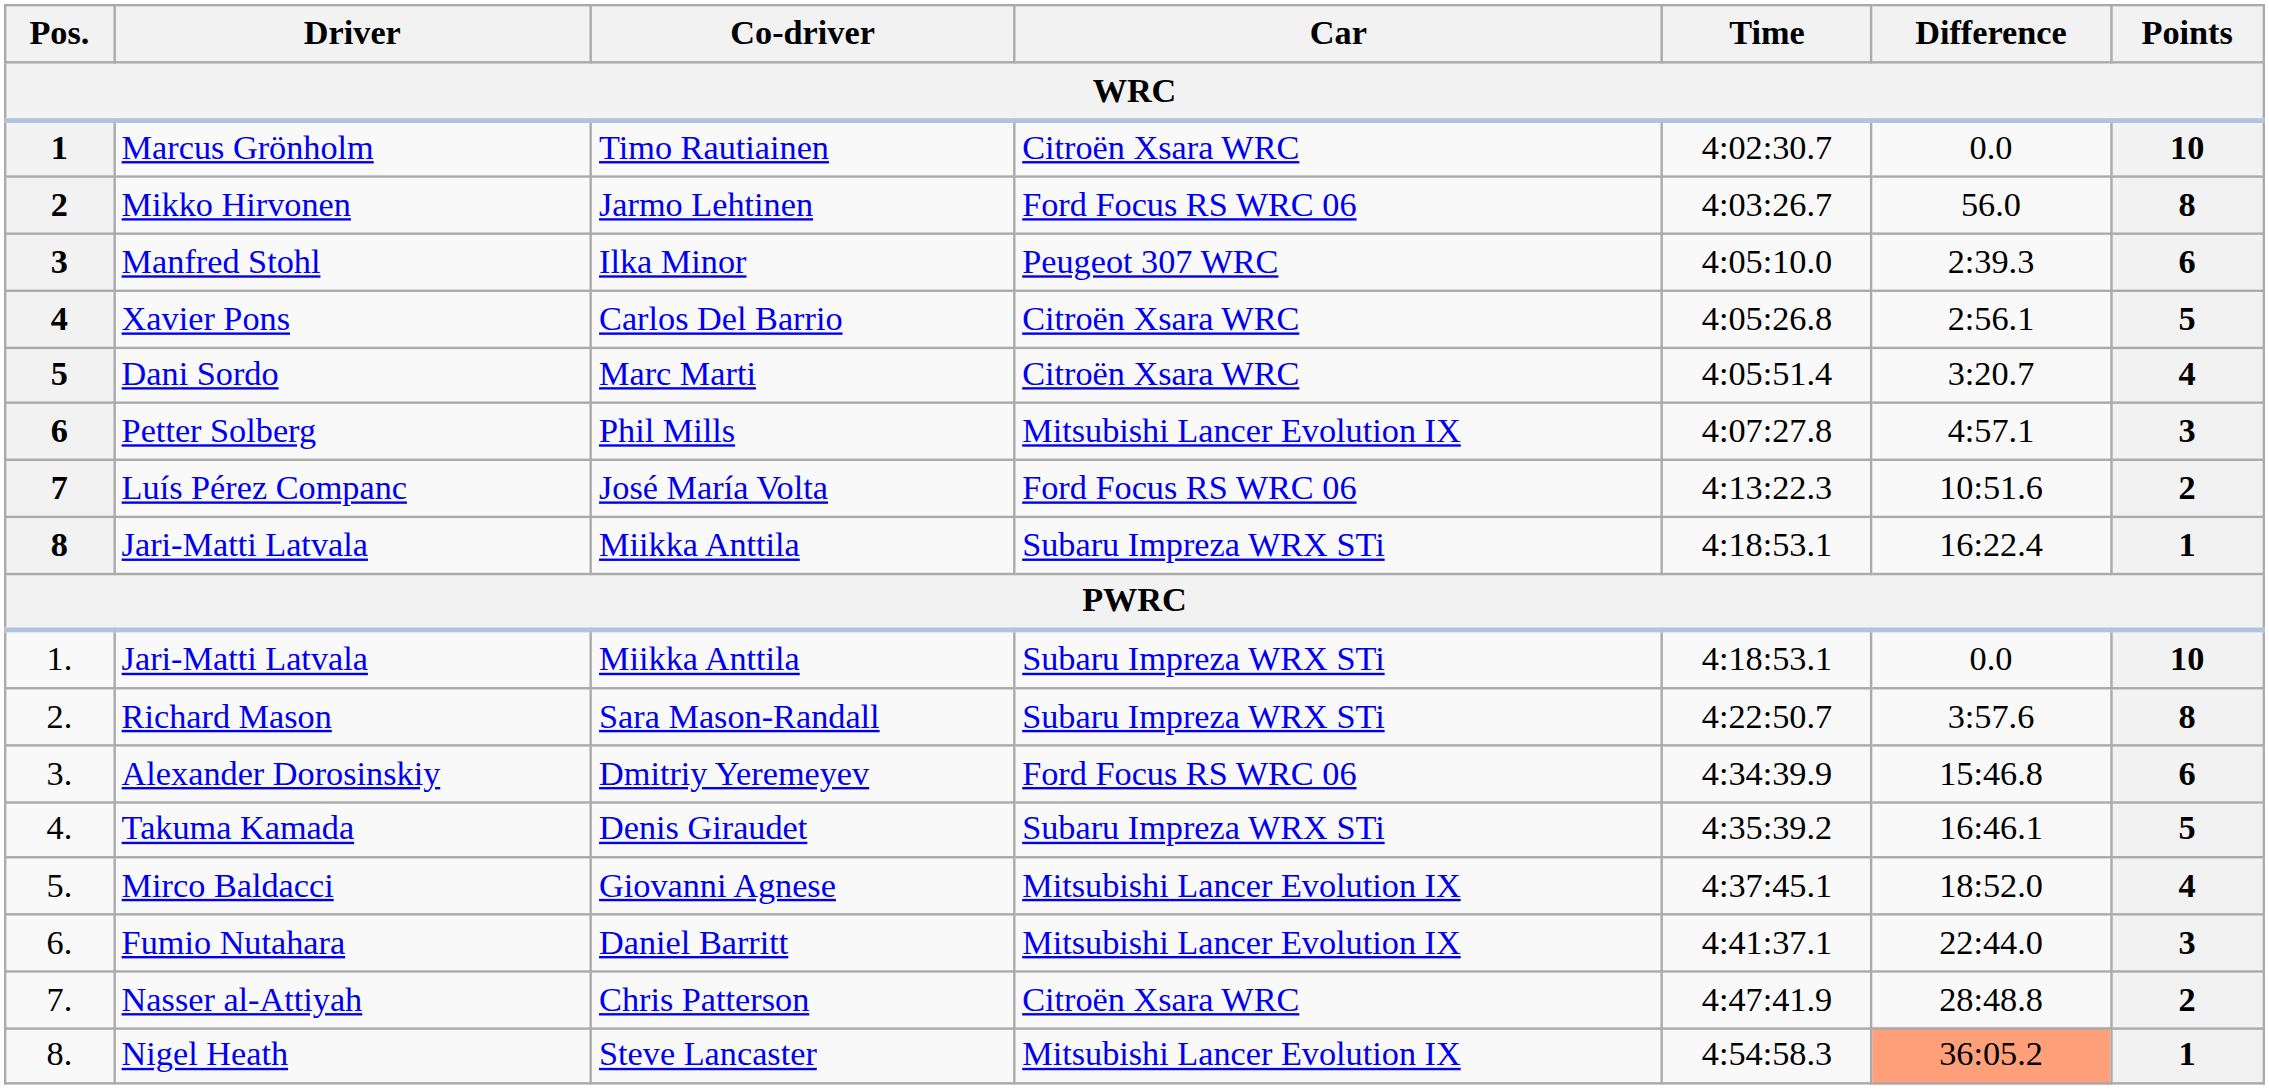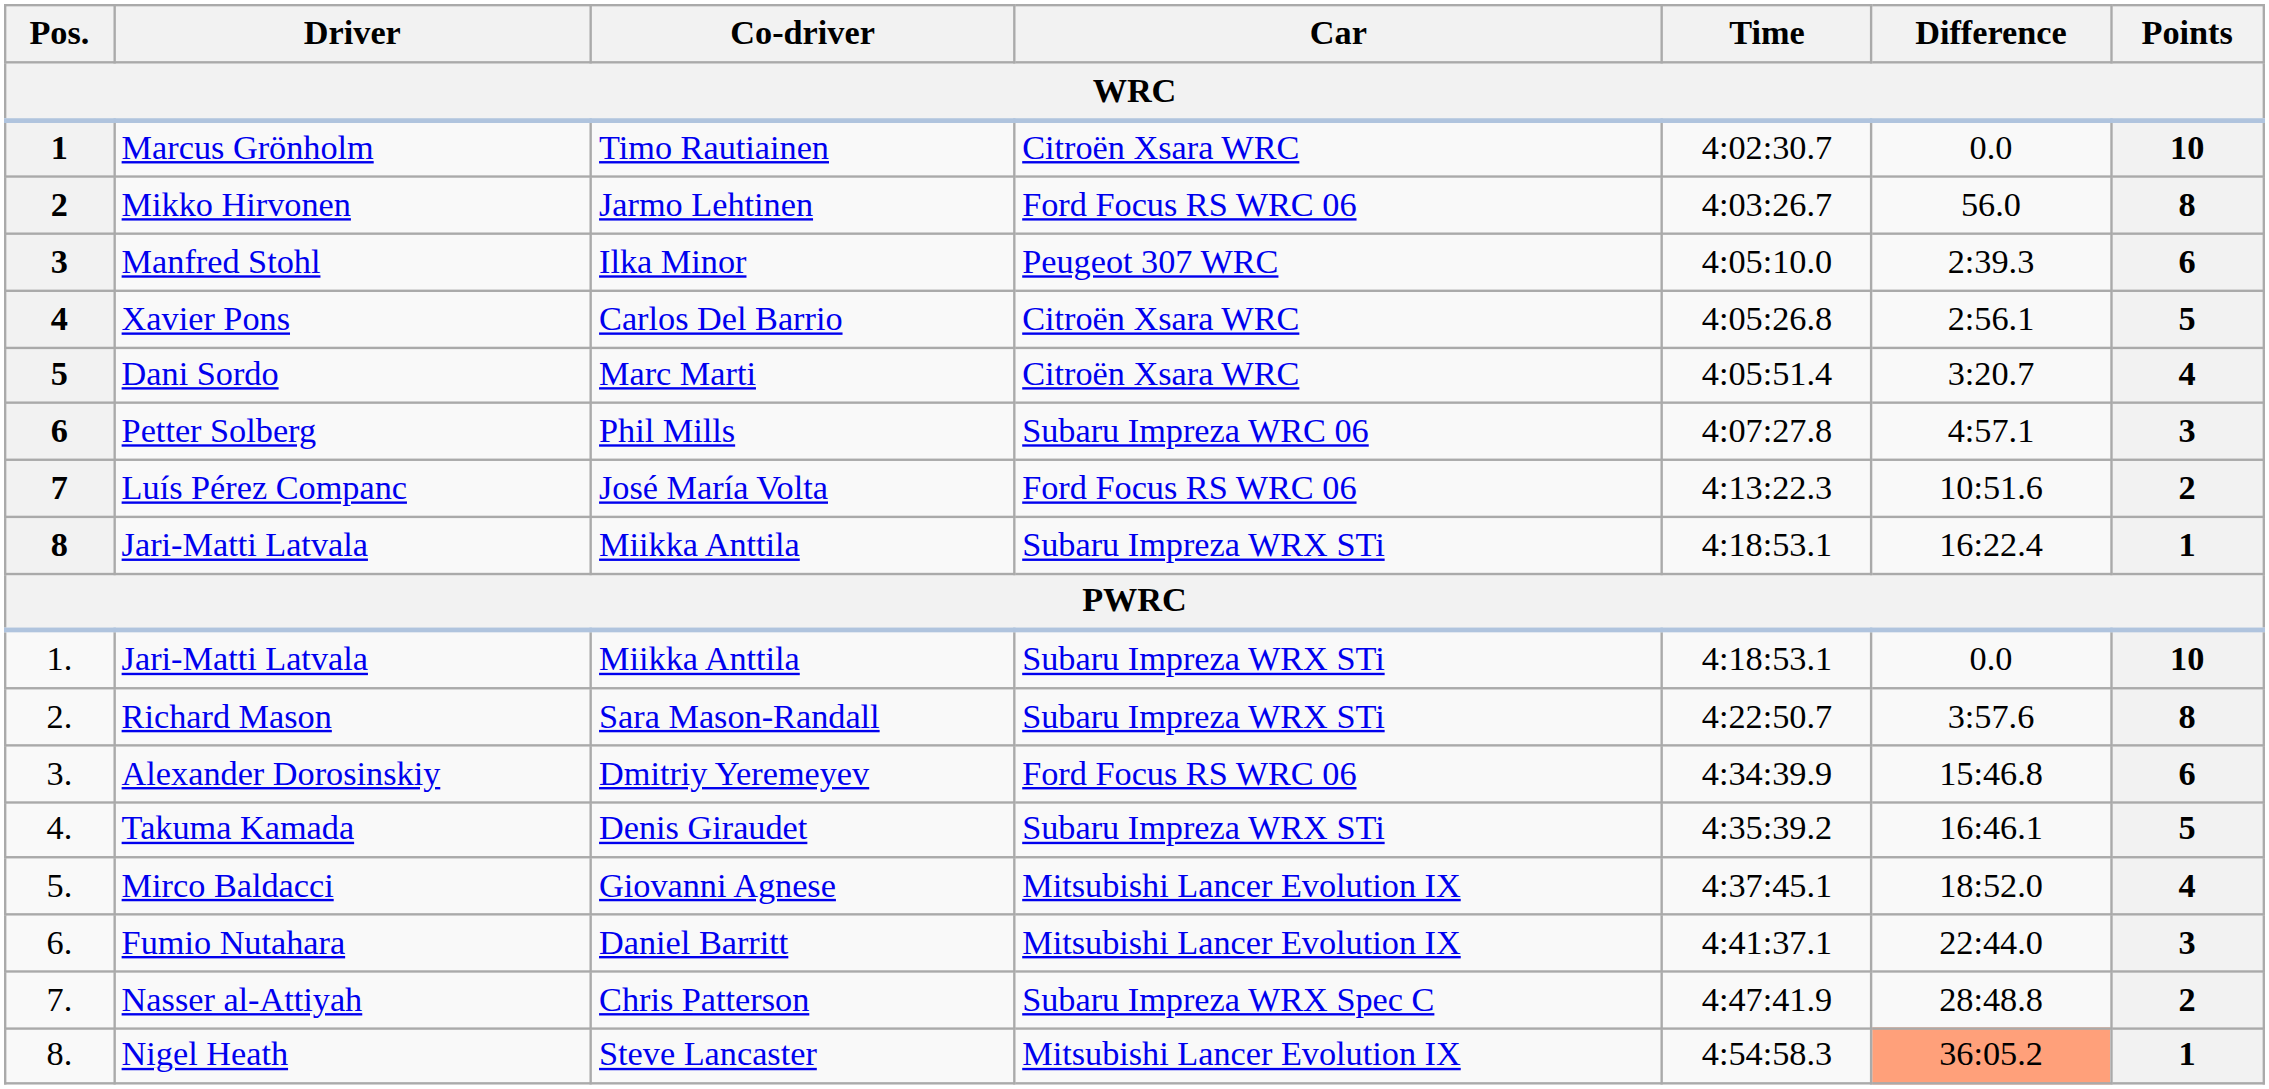(1241, 431) Mitsubishi Lancer Evolution IX -> (1195, 431) Subaru Impreza WRC 06
(1161, 998) Citroën Xsara WRC -> (1228, 998) Subaru Impreza WRX Spec C
